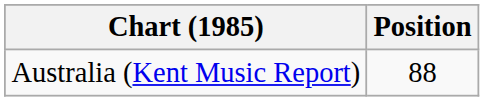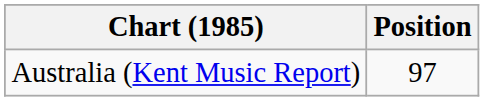(422, 72) 88 -> (422, 72) 97
